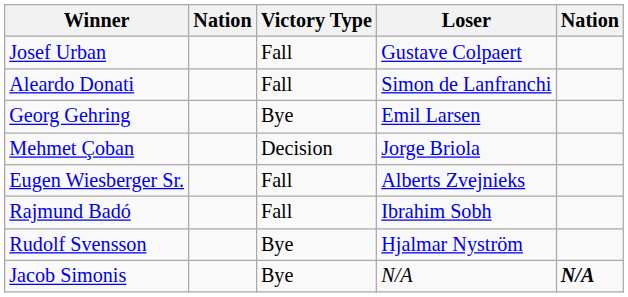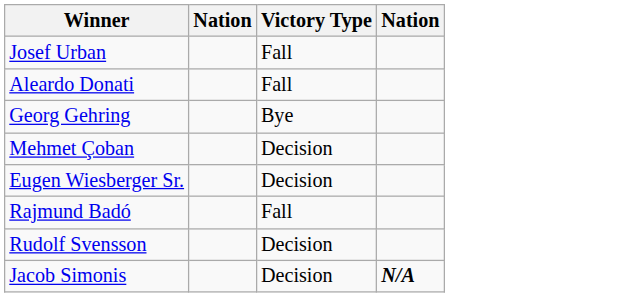- column: (466, 20)
(277, 180) Fall -> (297, 180) Decision
(277, 244) Bye -> (297, 244) Decision
(277, 276) Bye -> (297, 276) Decision
